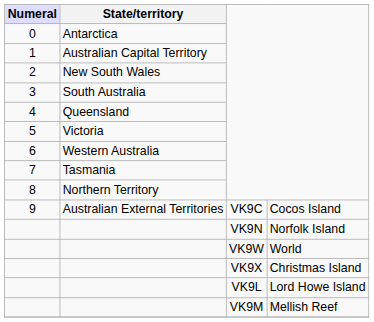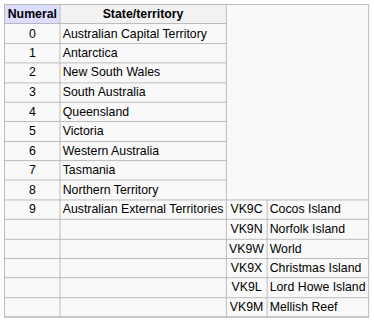(90, 33) Antarctica -> (135, 33) Australian Capital Territory
(135, 53) Australian Capital Territory -> (90, 53) Antarctica
